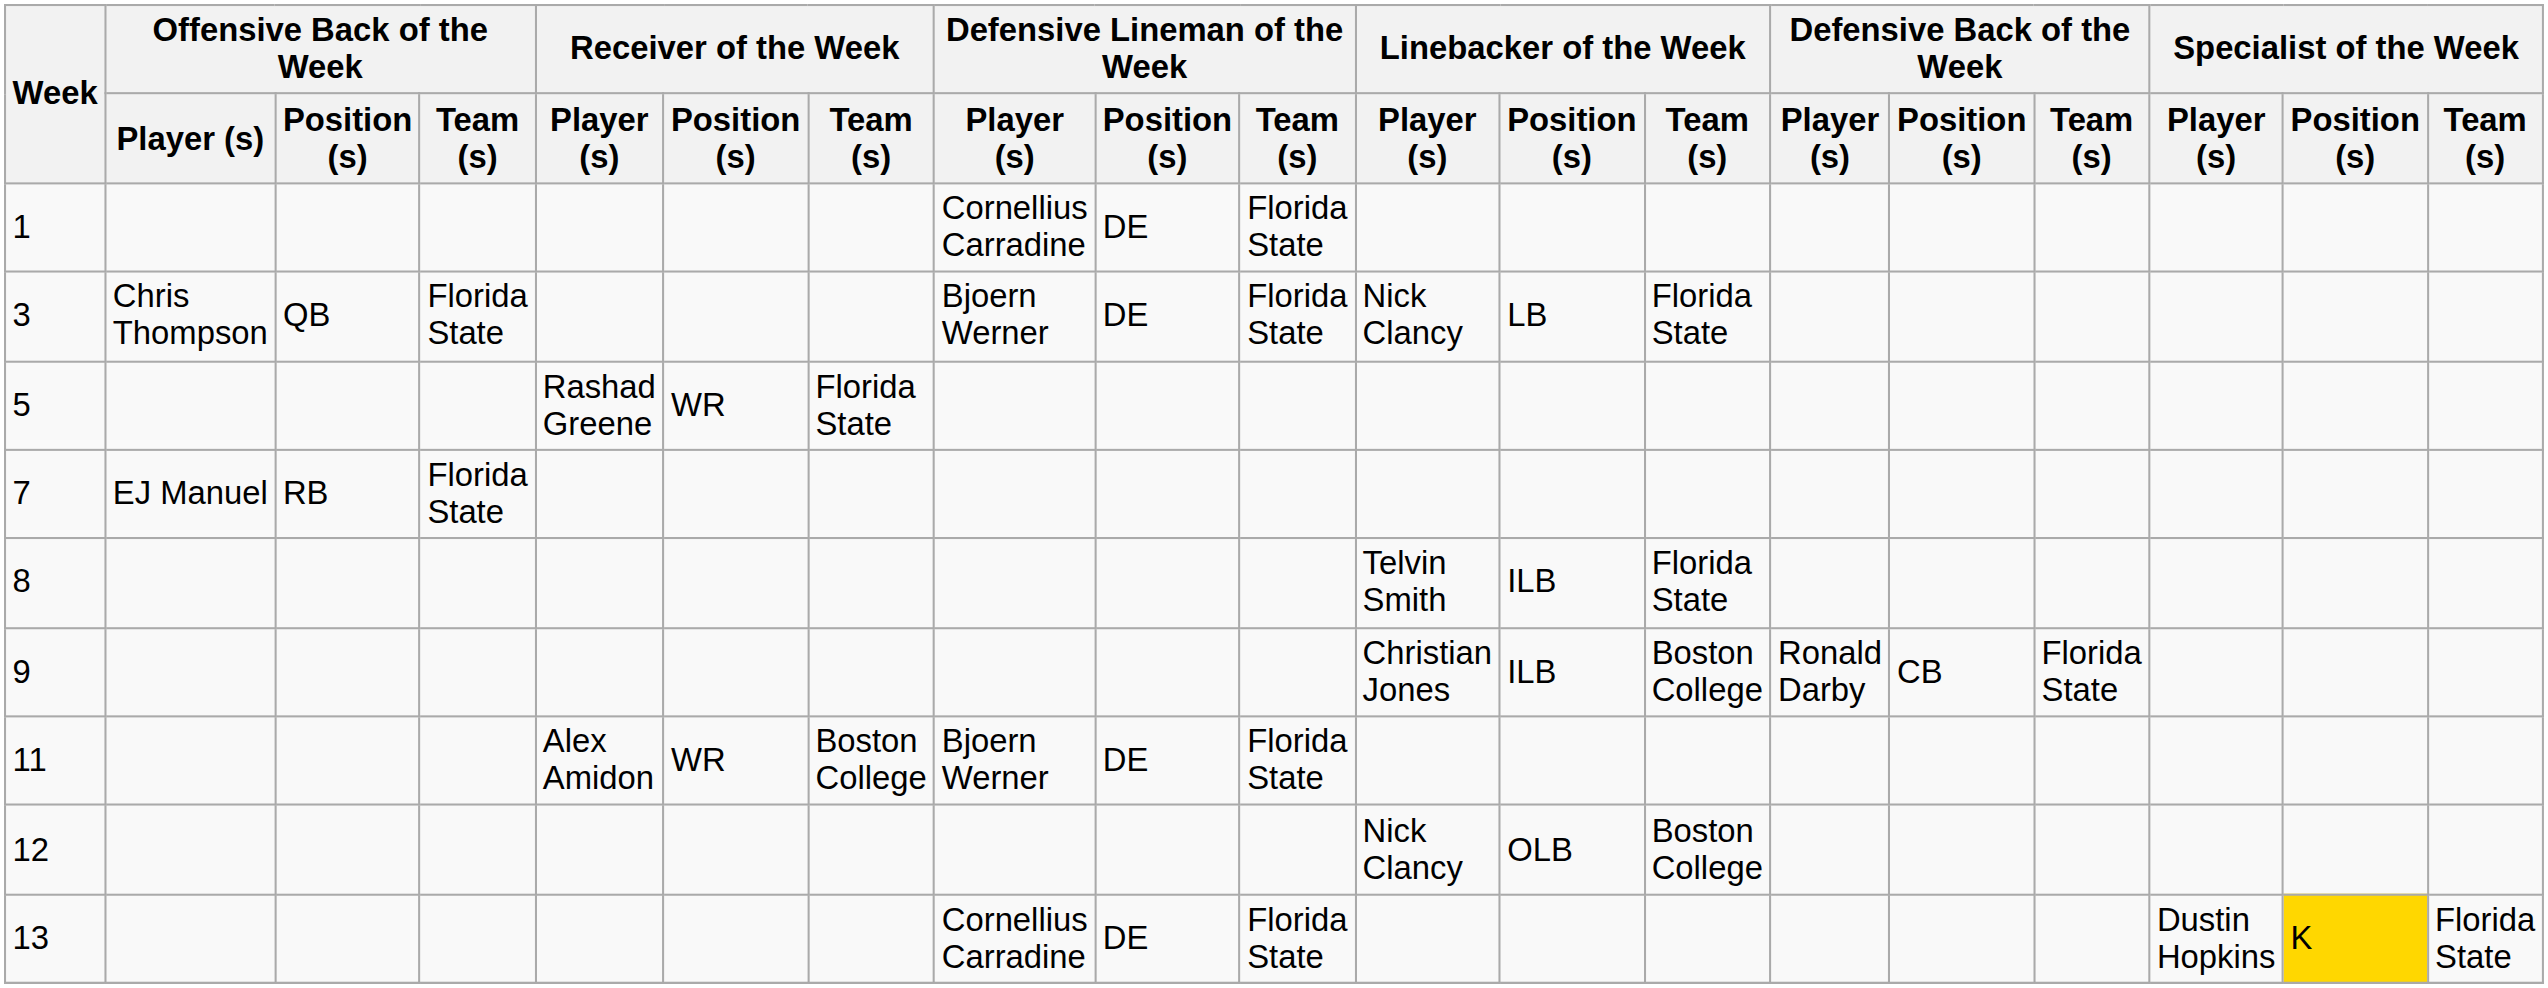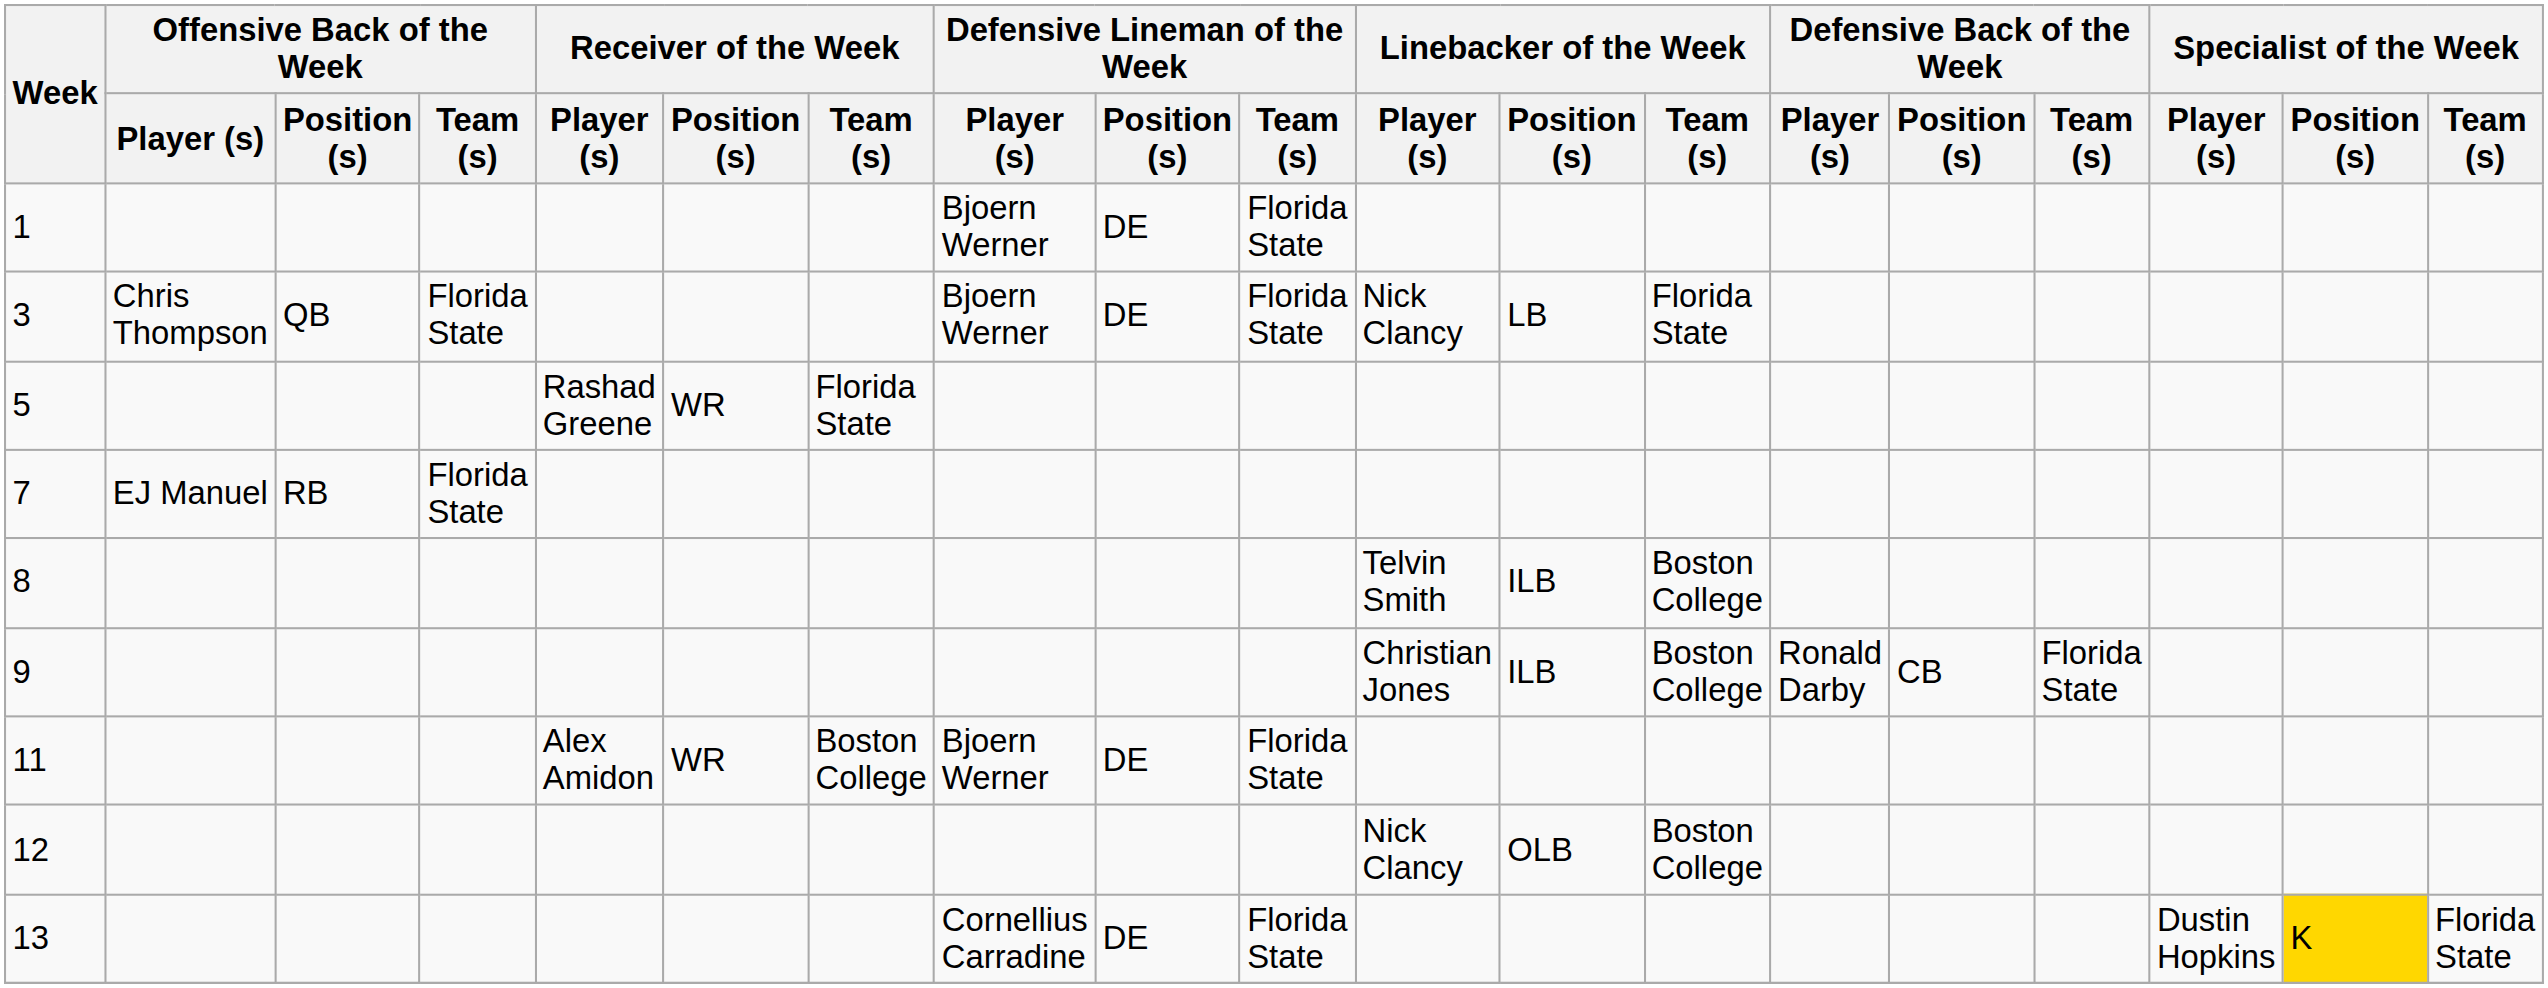(1015, 226) Cornellius Carradine -> (995, 226) Bjoern Werner
(1702, 582) Florida State -> (1707, 582) Boston College
